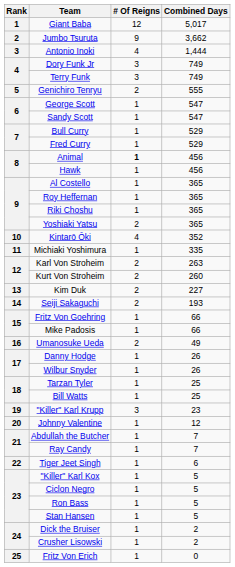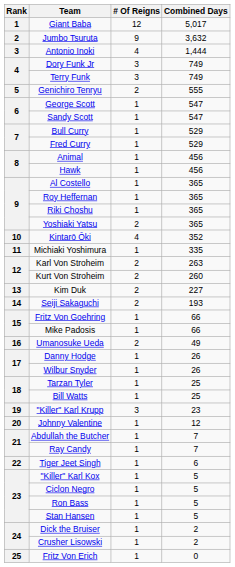(196, 37) 3,662 -> (196, 37) 3,632
(137, 157) bold -> (137, 157) normal
